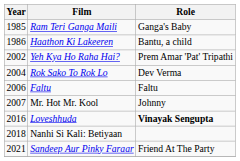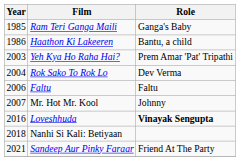(16, 57) 2002 -> (16, 57) 2003
